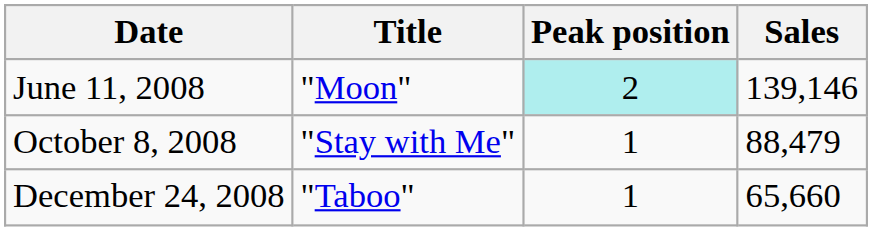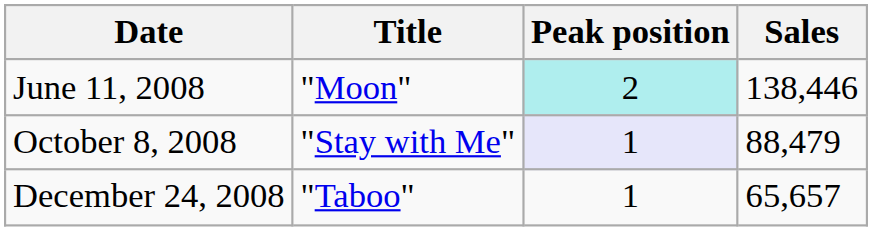(802, 86) 139,146 -> (802, 86) 138,446
(630, 141) no background -> (630, 141) lavender background
(793, 196) 65,660 -> (793, 196) 65,657
